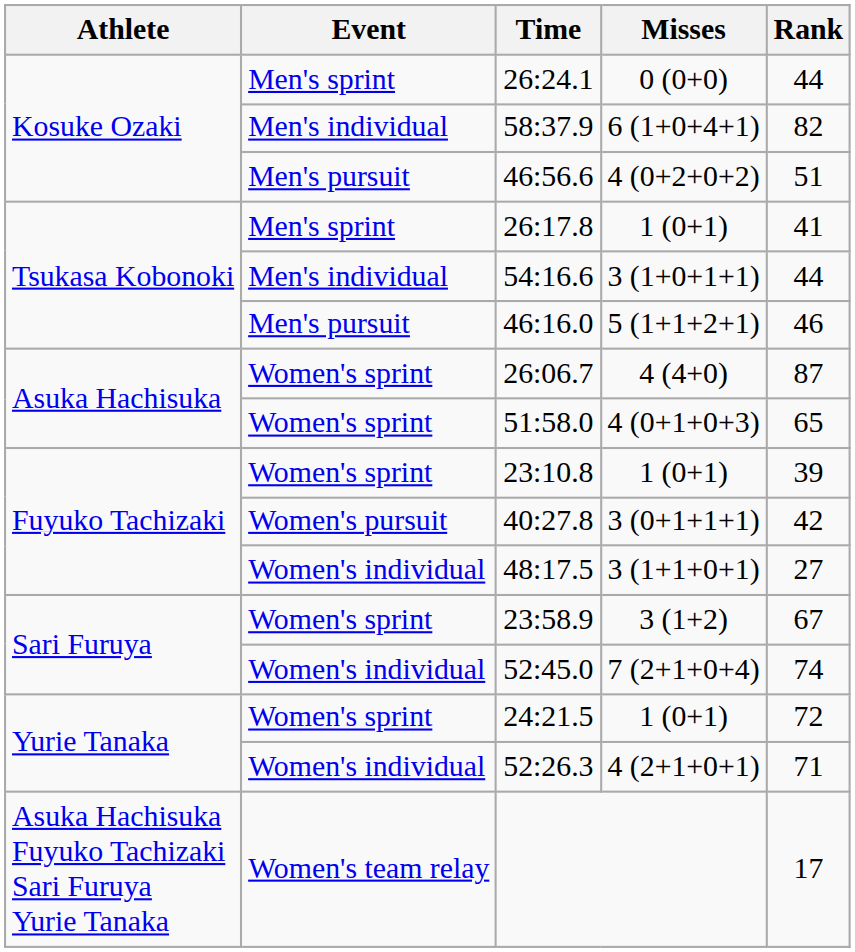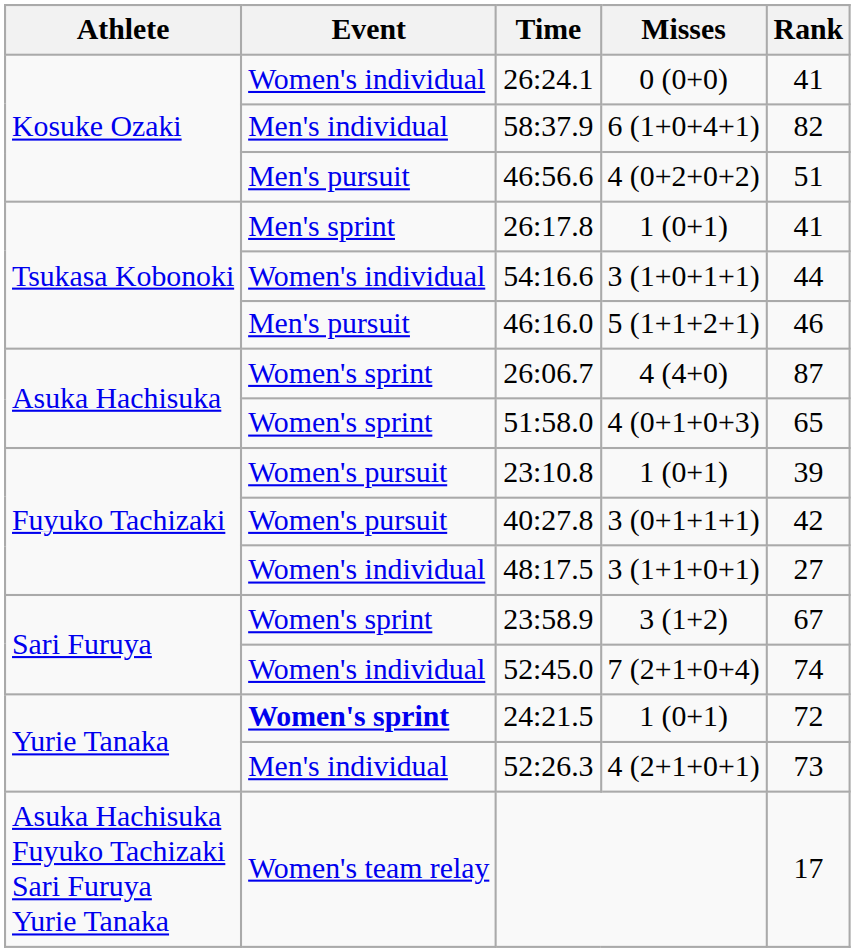(322, 78) Men's sprint -> (367, 78) Women's individual
(808, 78) 44 -> (808, 78) 41
(348, 275) Men's individual -> (367, 275) Women's individual
(340, 471) Women's sprint -> (348, 471) Women's pursuit
(340, 717) normal -> (349, 717) bold
(367, 766) Women's individual -> (348, 766) Men's individual
(808, 766) 71 -> (808, 766) 73
